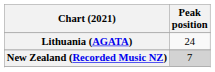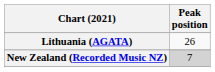(190, 41) 24 -> (190, 41) 26
